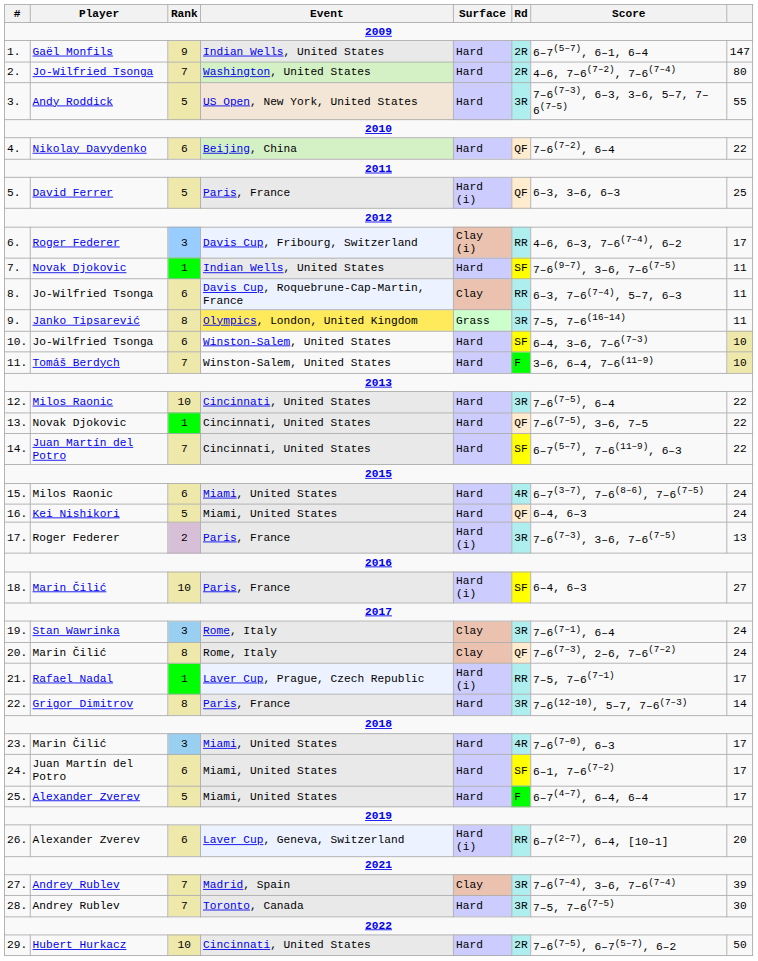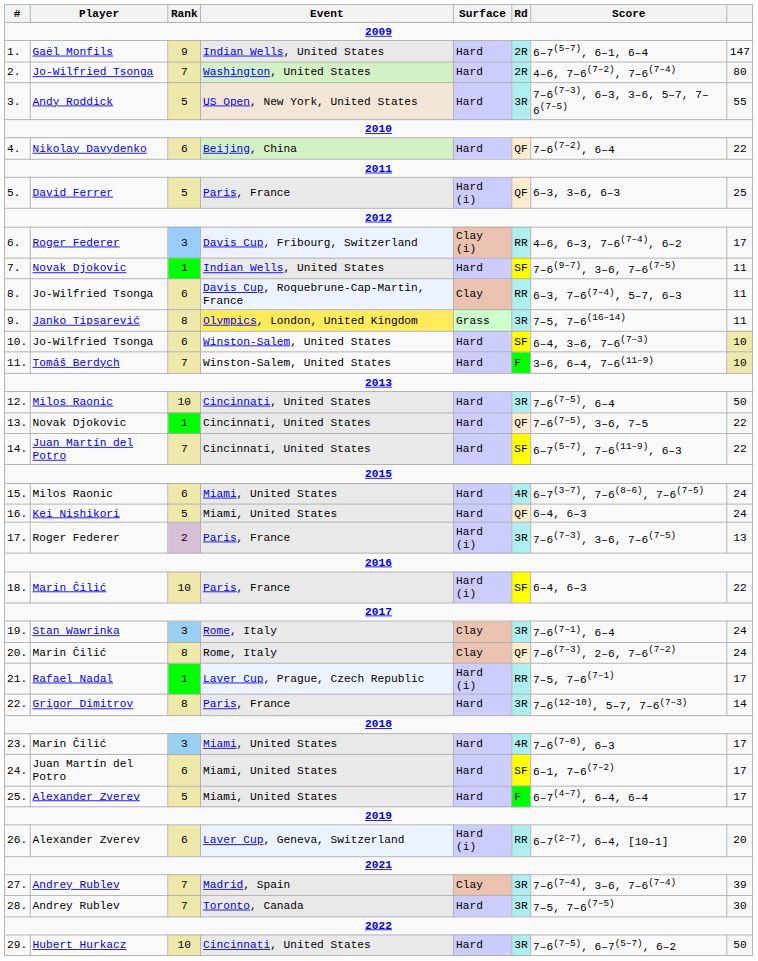(740, 402) 22 -> (740, 402) 50
(740, 587) 27 -> (740, 587) 22
(521, 945) 2R -> (521, 945) 3R
